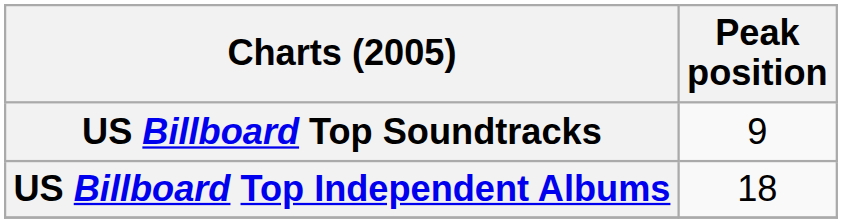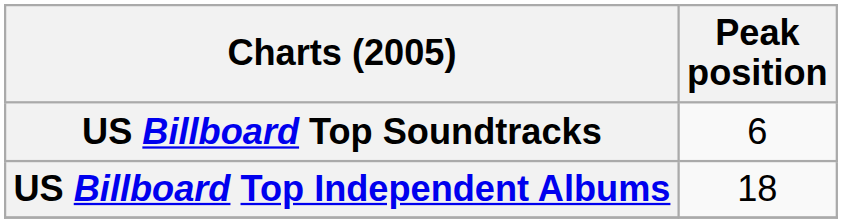(757, 131) 9 -> (757, 131) 6
